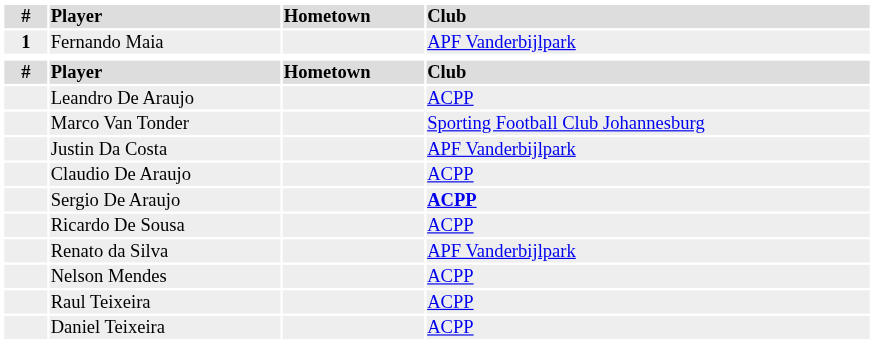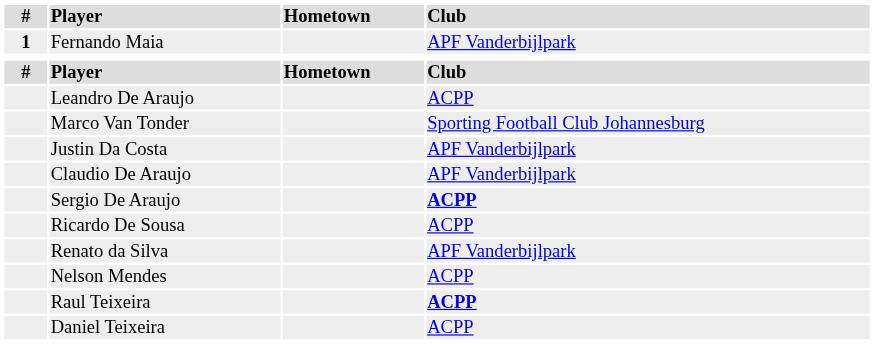(450, 174) ACPP -> (501, 174) APF Vanderbijlpark
(450, 301) normal -> (452, 301) bold
